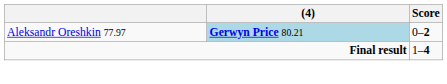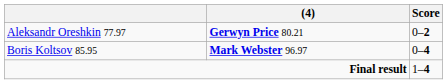(256, 32) lightblue background -> (256, 32) no background
+ row: (52, 50)
